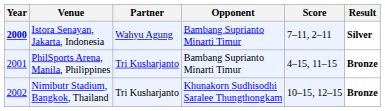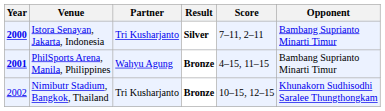columns swapped: (233, 13) <-> (362, 13)
(144, 35) Wahyu Agung -> (147, 35) Tri Kusharjanto
(17, 64) normal -> (17, 64) bold
(147, 64) Tri Kusharjanto -> (144, 64) Wahyu Agung
